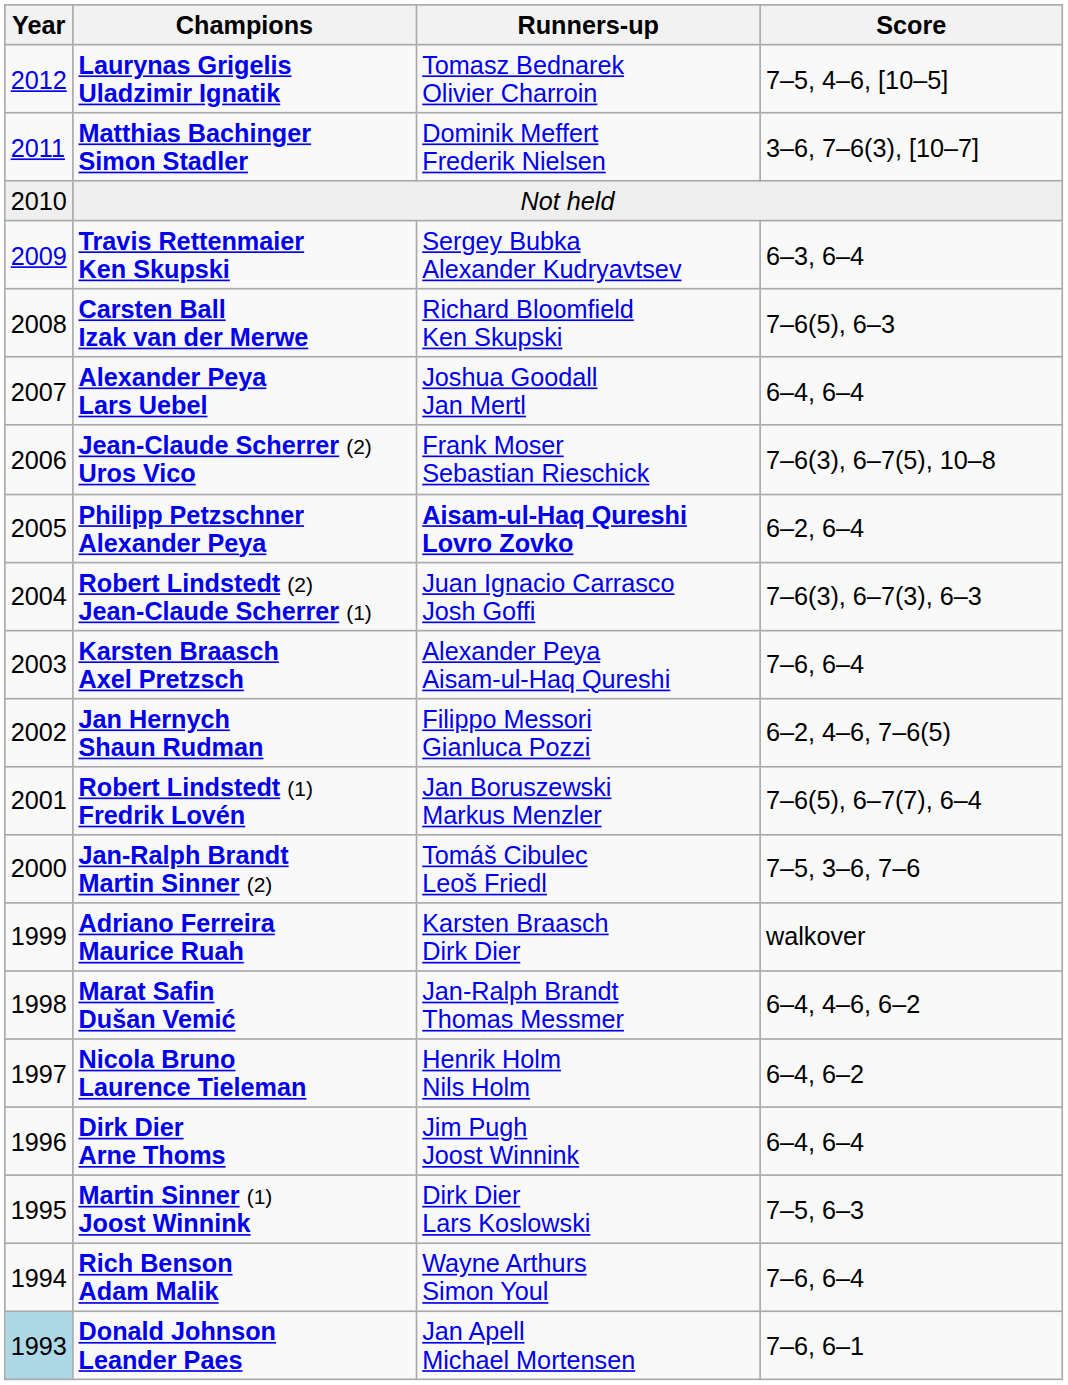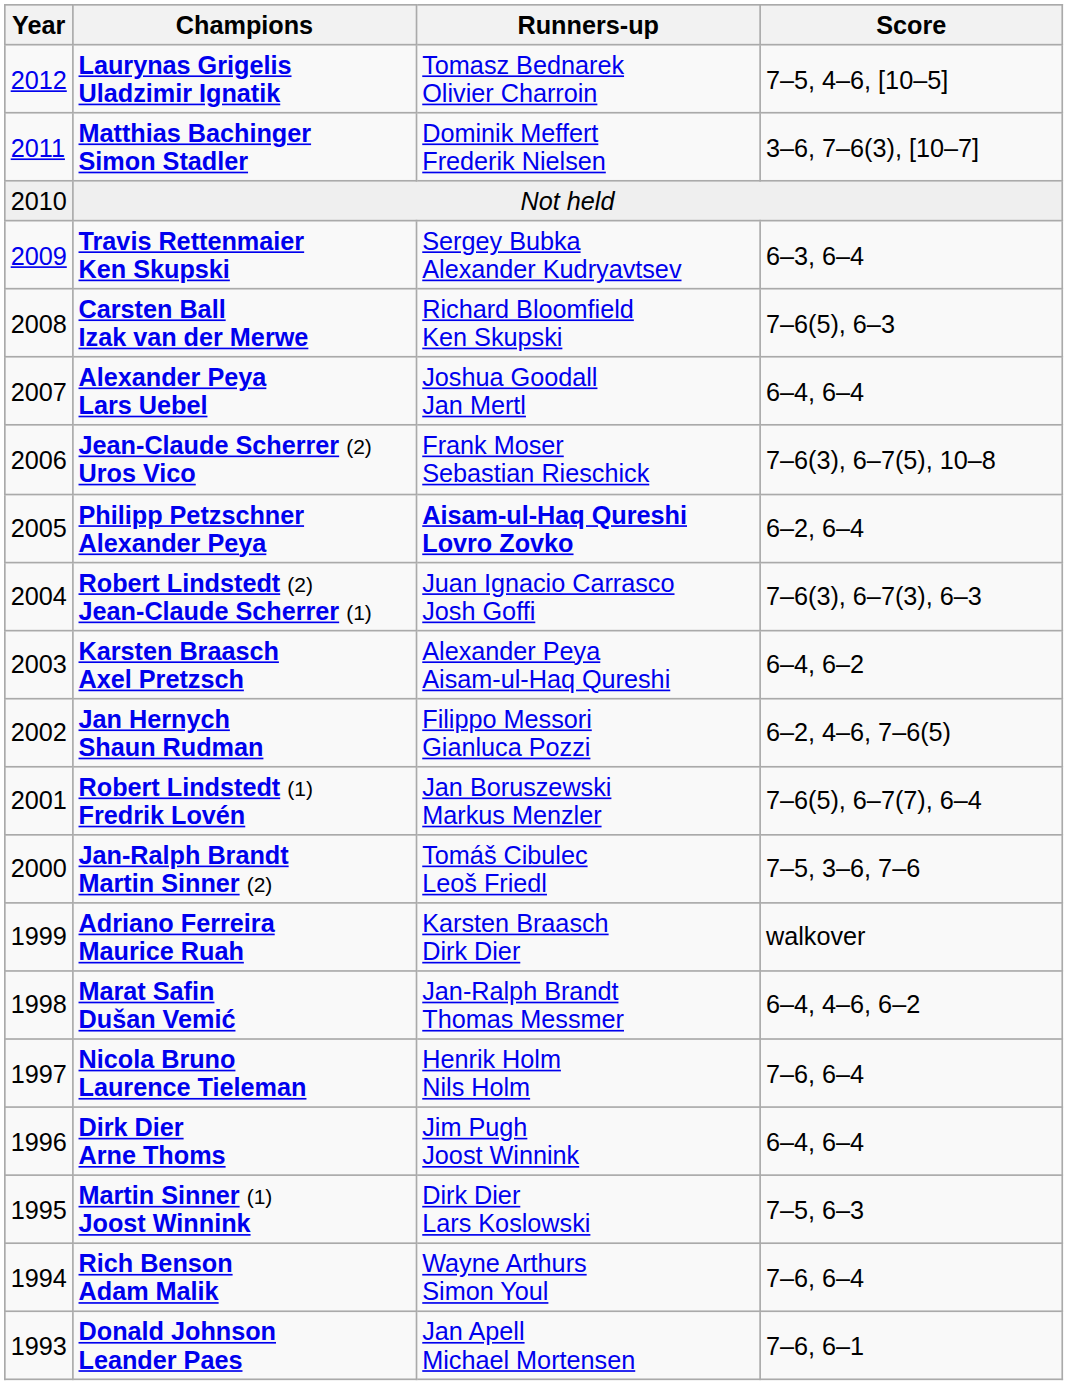(815, 664) 7–6, 6–4 -> (815, 664) 6–4, 6–2
(815, 1073) 6–4, 6–2 -> (815, 1073) 7–6, 6–4
(39, 1346) lightblue background -> (39, 1346) no background
